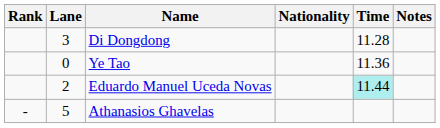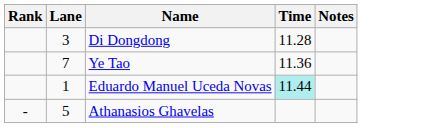- column: (314, 16)
(66, 63) 0 -> (66, 63) 7
(66, 87) 2 -> (66, 87) 1
